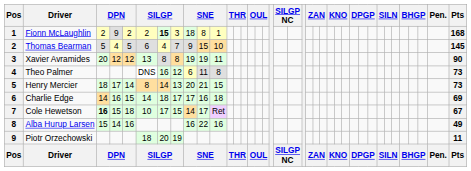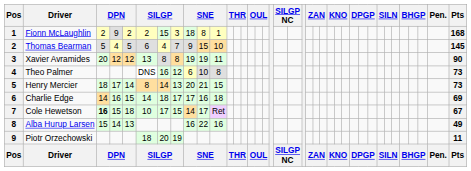(164, 33) bold -> (164, 33) normal
(203, 72) 11 -> (203, 72) 10
(129, 124) 16 -> (129, 124) 13
